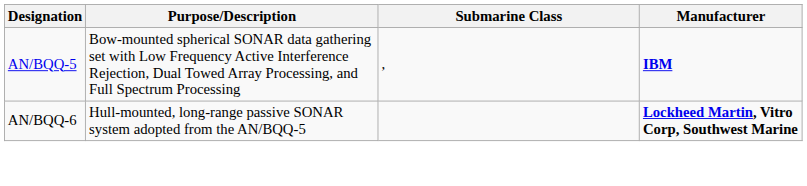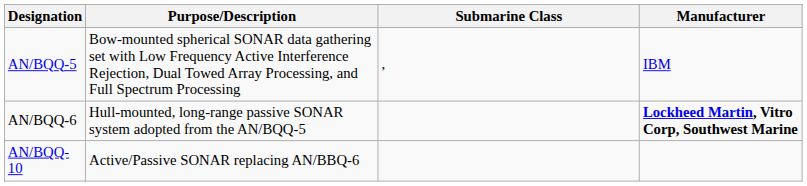(658, 64) bold -> (657, 64) normal
+ row: (39, 160)
